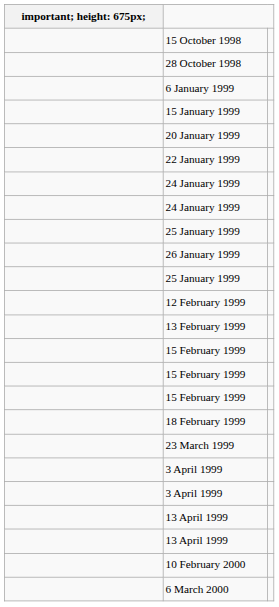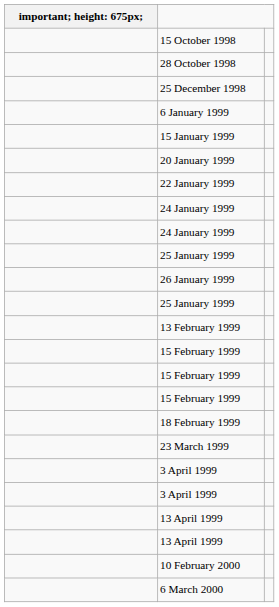+ row: (81, 89)
- row: (84, 303)
